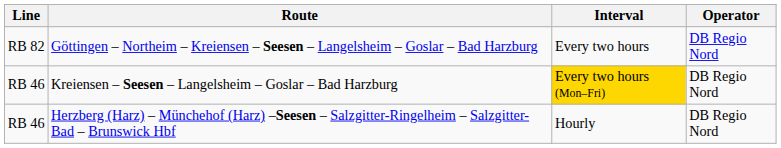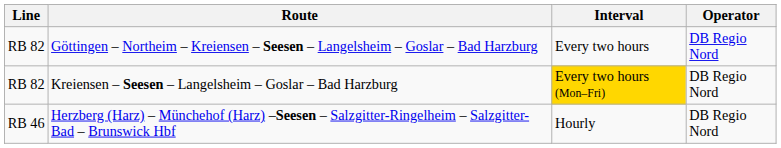(26, 84) RB 46 -> (26, 84) RB 82
